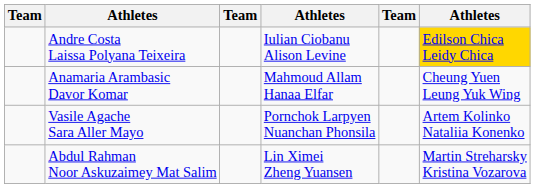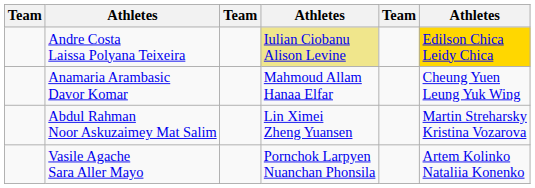(307, 46) no background -> (307, 46) khaki background
rows swapped: (132, 163) <-> (96, 124)
